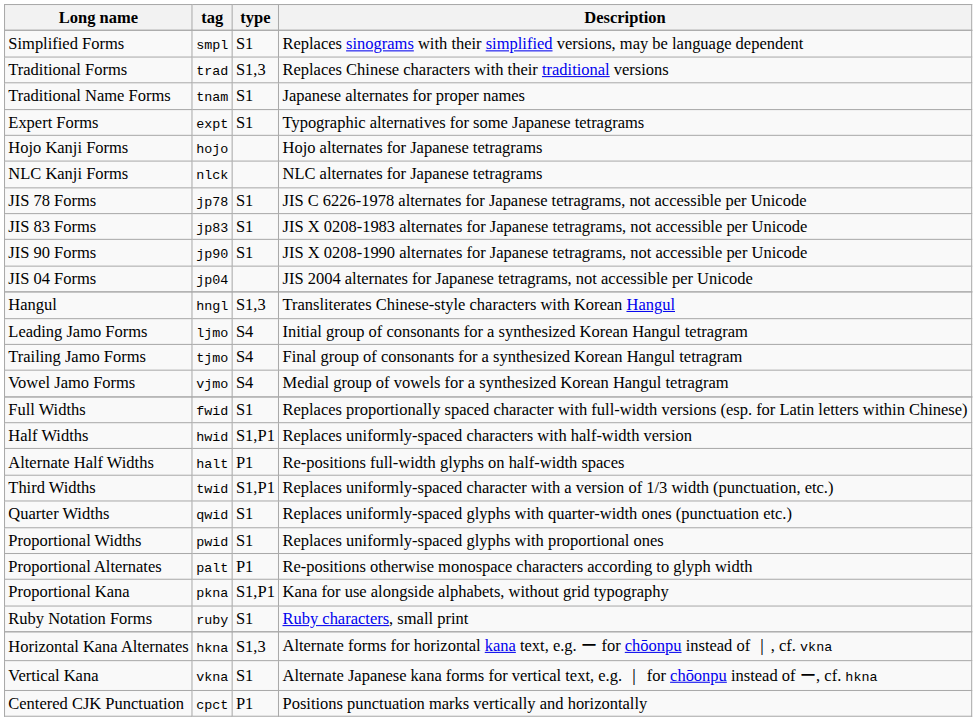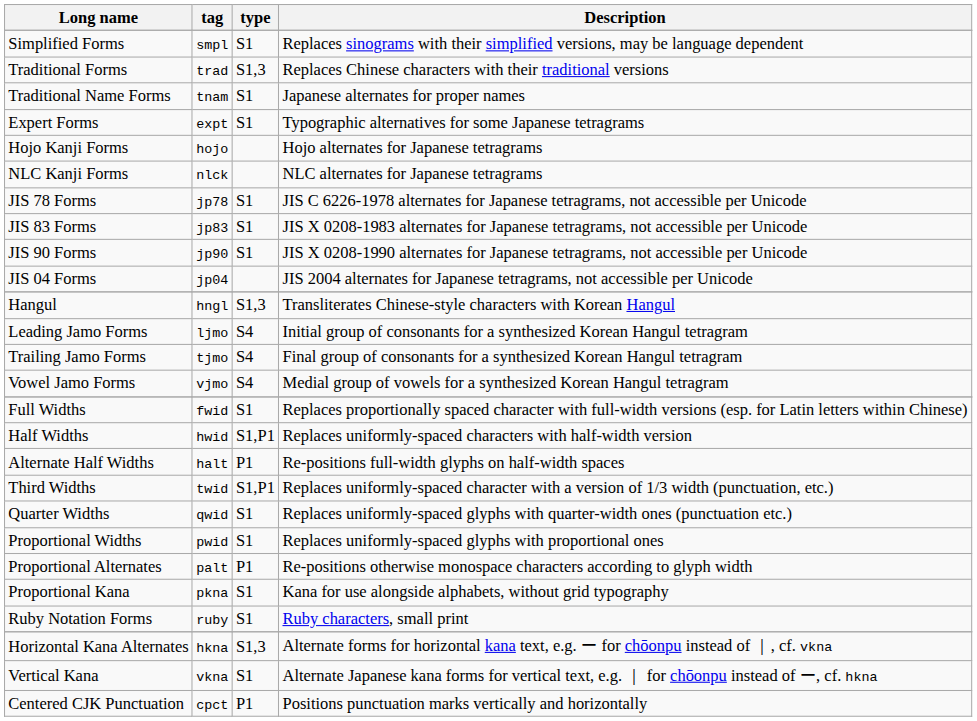(255, 592) S1,P1 -> (245, 592) S1
